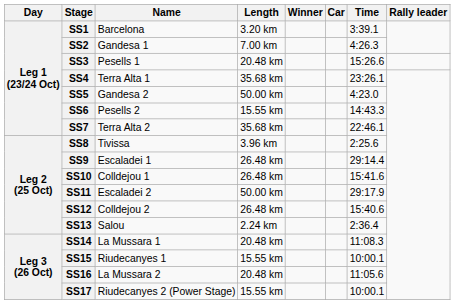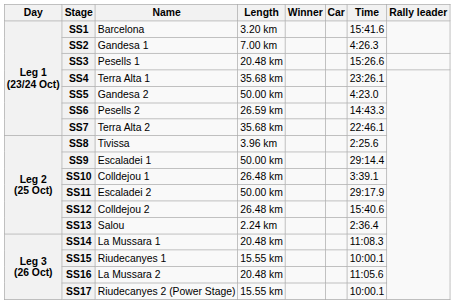(364, 29) 3:39.1 -> (367, 29) 15:41.6
(262, 111) 15.55 km -> (262, 111) 26.59 km
(262, 160) 26.48 km -> (262, 160) 50.00 km
(367, 177) 15:41.6 -> (364, 177) 3:39.1
